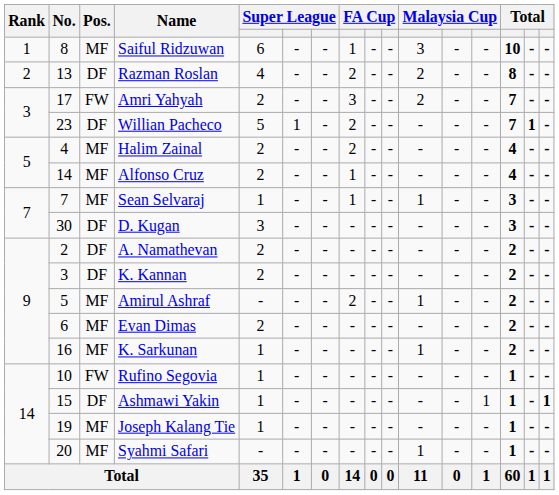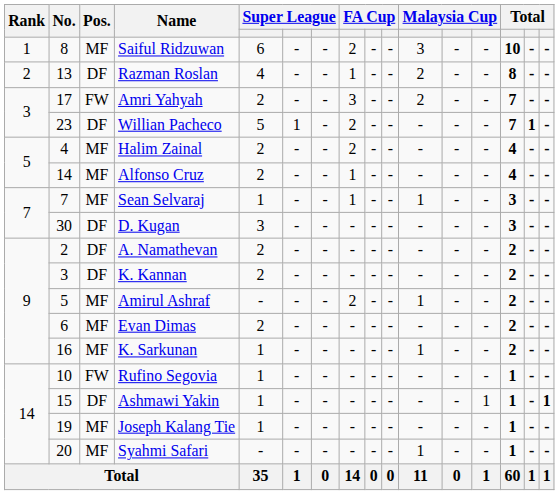(352, 49) 1 -> (352, 49) 2
(352, 74) 2 -> (352, 74) 1
